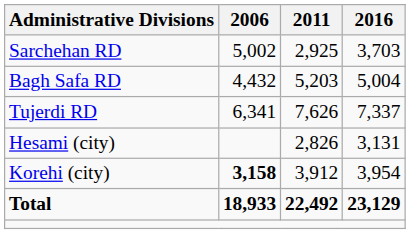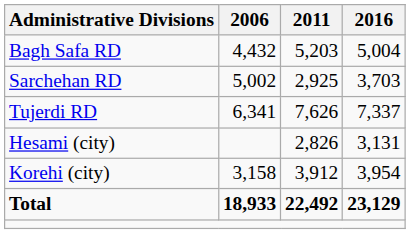rows swapped: (65, 81) <-> (65, 50)
(254, 173) bold -> (254, 173) normal
